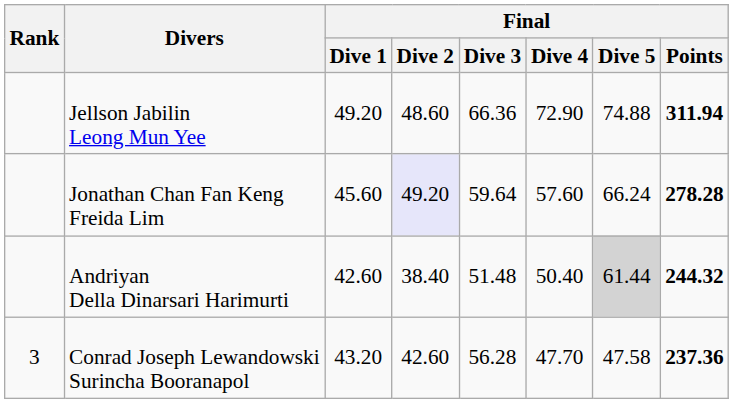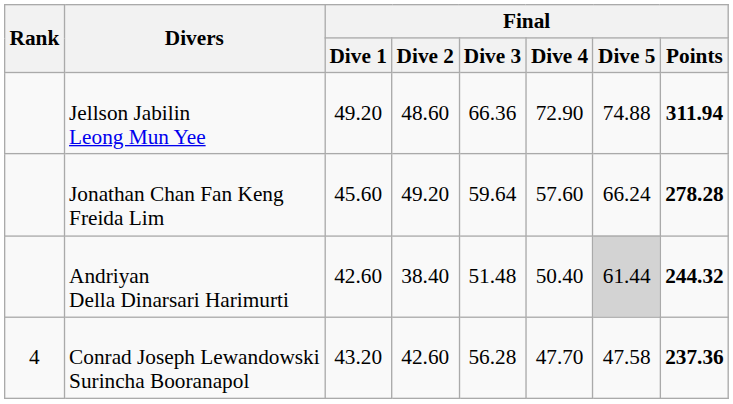(425, 194) lavender background -> (425, 194) no background
(34, 357) 3 -> (34, 357) 4
